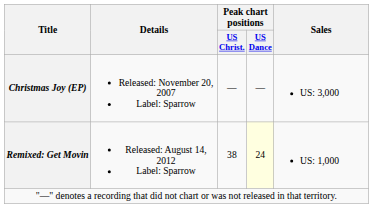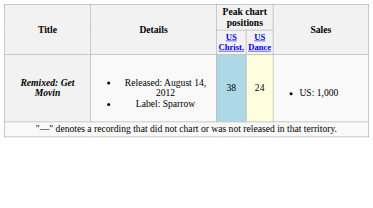- row: (48, 88)
(232, 155) no background -> (231, 88) lightblue background
